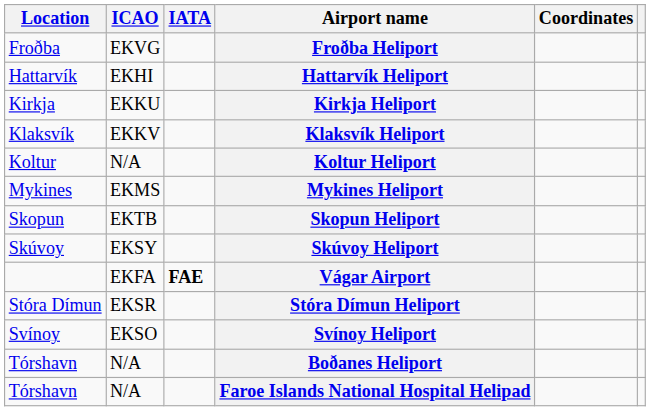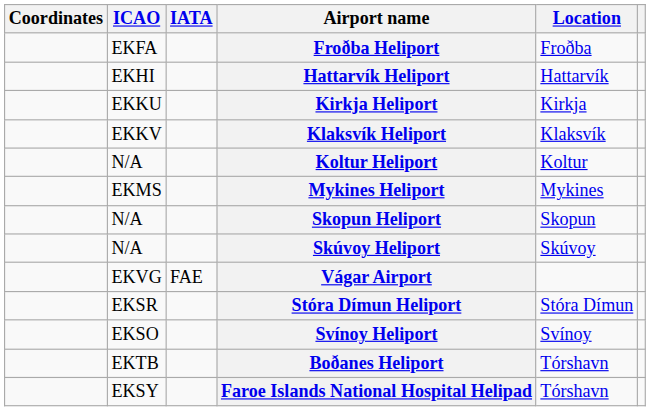columns swapped: (55, 18) <-> (586, 18)
(135, 47) EKVG -> (134, 47) EKFA
(134, 219) EKTB -> (127, 219) N/A
(134, 248) EKSY -> (127, 248) N/A
(133, 276) EKFA -> (137, 276) EKVG
(186, 276) bold -> (186, 276) normal
(126, 362) N/A -> (135, 362) EKTB
(126, 391) N/A -> (135, 391) EKSY
